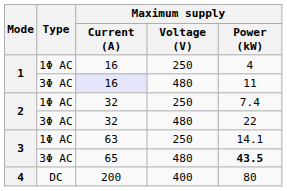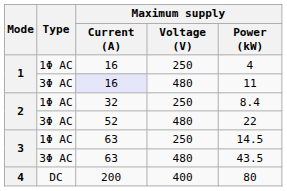(250, 101) 7.4 -> (250, 101) 8.4
(111, 120) 32 -> (111, 120) 52
(250, 139) 14.1 -> (250, 139) 14.5
(111, 158) 65 -> (111, 158) 63
(250, 158) bold -> (250, 158) normal
